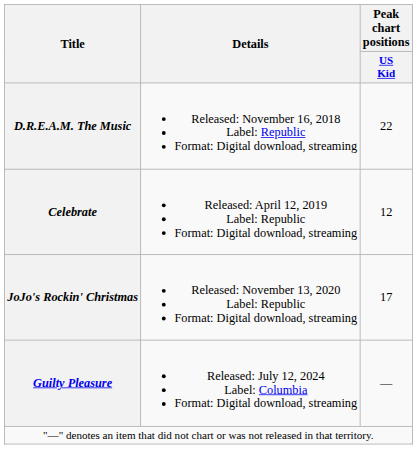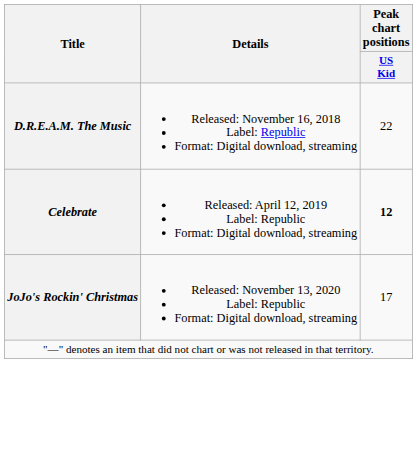(386, 211) normal -> (386, 211) bold
- row: (73, 383)
